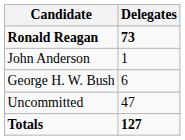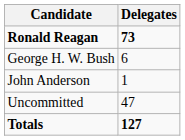rows swapped: (61, 80) <-> (49, 59)
